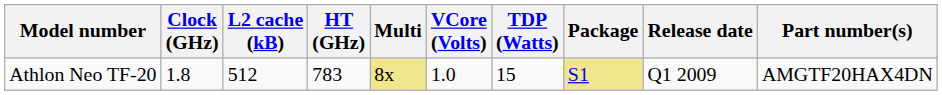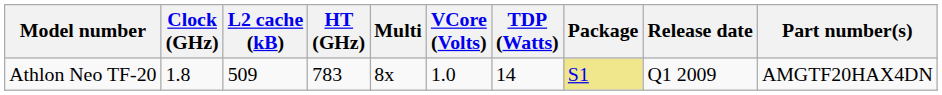(243, 74) 512 -> (243, 74) 509
(384, 74) khaki background -> (384, 74) no background
(506, 74) 15 -> (506, 74) 14
